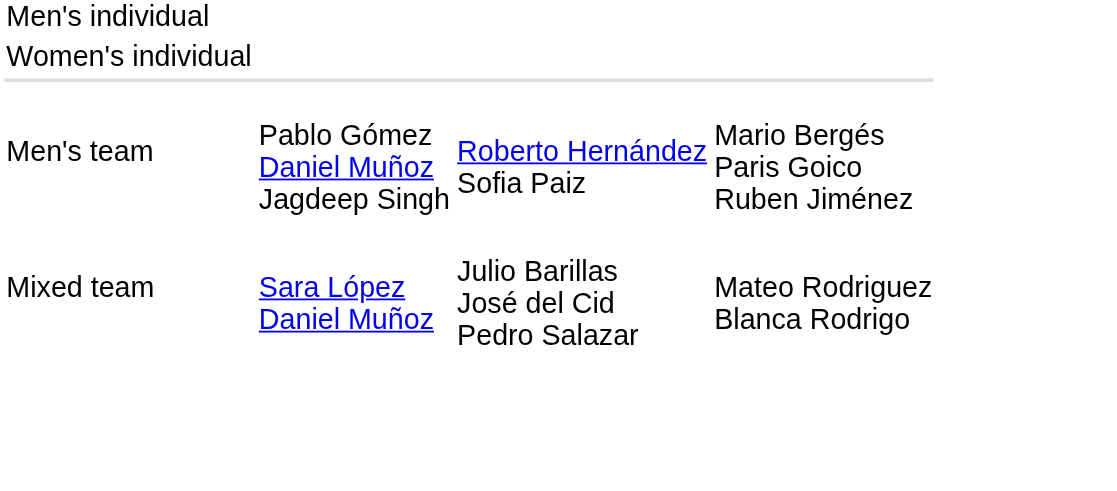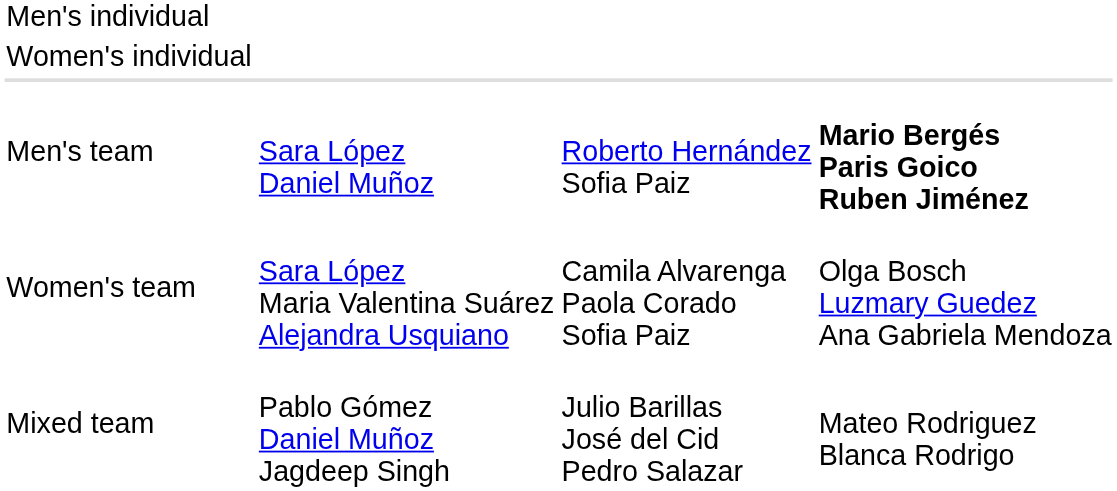(354, 167) Pablo Gómez Daniel Muñoz Jagdeep Singh -> (346, 167) Sara López Daniel Muñoz
(814, 167) normal -> (924, 167) bold
+ row: (101, 287)
(346, 303) Sara López Daniel Muñoz -> (354, 439) Pablo Gómez Daniel Muñoz Jagdeep Singh
